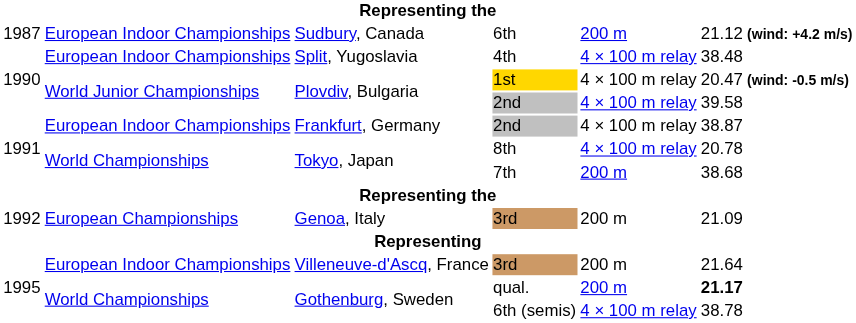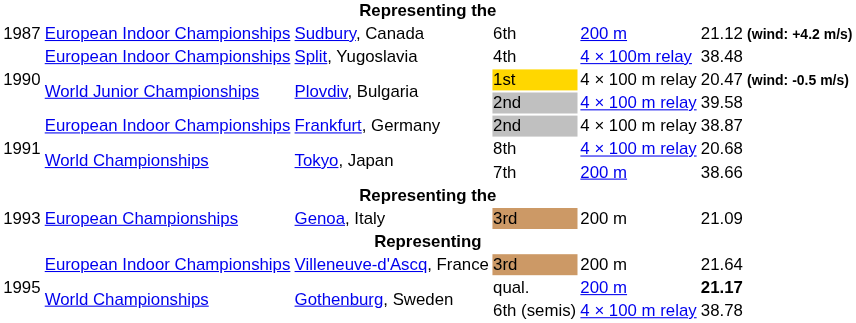(639, 56) 4 × 100 m relay -> (636, 56) 4 × 100m relay
(722, 149) 20.78 -> (722, 149) 20.68
(722, 172) 38.68 -> (722, 172) 38.66
(22, 218) 1992 -> (22, 218) 1993
